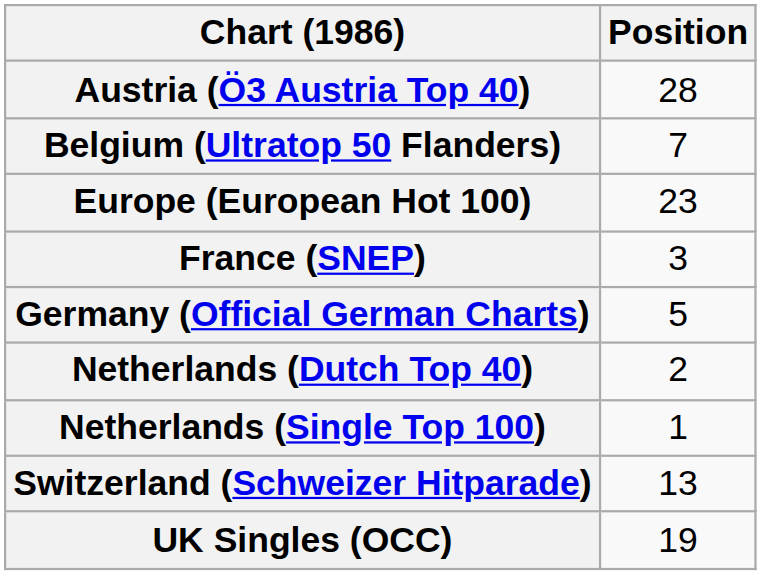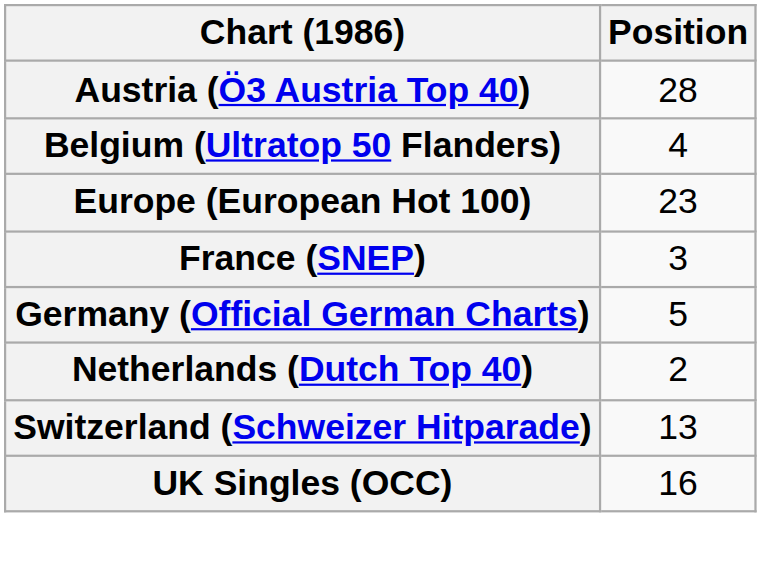(678, 145) 7 -> (678, 145) 4
- row: (302, 426)
(678, 539) 19 -> (678, 483) 16
